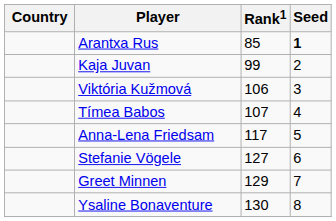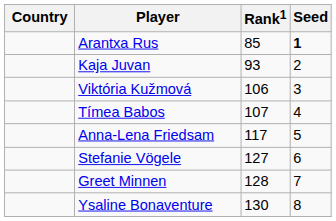(252, 66) 99 -> (252, 66) 93
(256, 181) 129 -> (256, 181) 128
